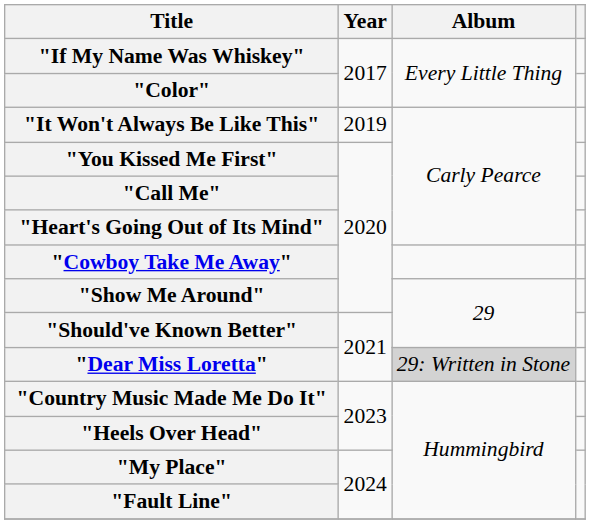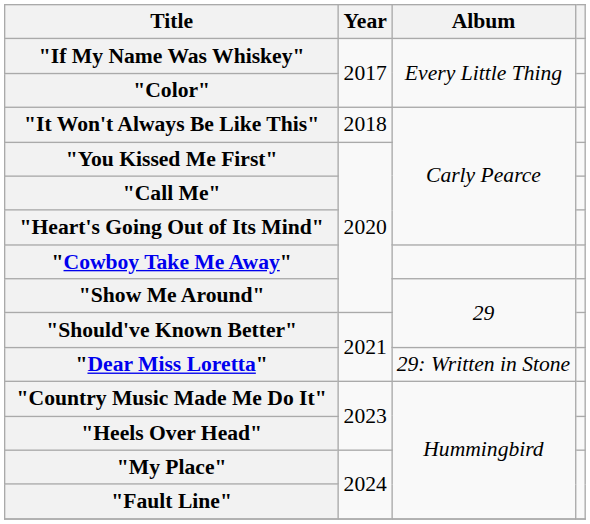(365, 124) 2019 -> (365, 124) 2018
(483, 364) lightgrey background -> (483, 364) no background
